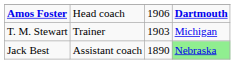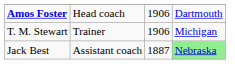(201, 13) bold -> (199, 13) normal
(158, 32) 1903 -> (158, 32) 1906
(158, 50) 1890 -> (158, 50) 1887
